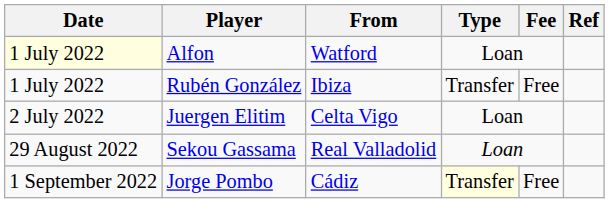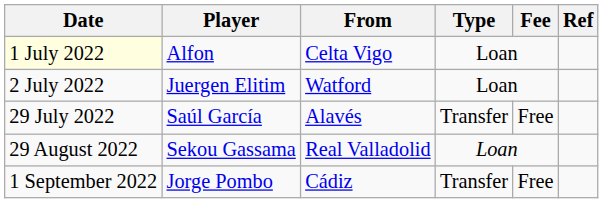(344, 52) Watford -> (349, 52) Celta Vigo
- row: (234, 85)
(354, 117) Celta Vigo -> (338, 85) Watford
+ row: (214, 117)
(480, 181) lightyellow background -> (474, 181) no background
